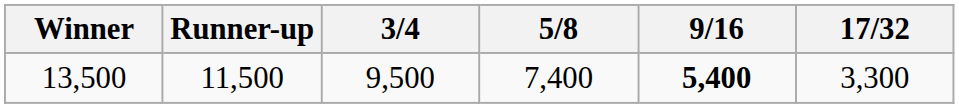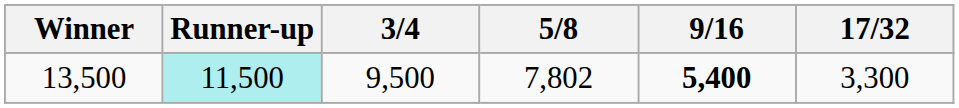(242, 77) no background -> (242, 77) paleturquoise background
(559, 77) 7,400 -> (559, 77) 7,802
